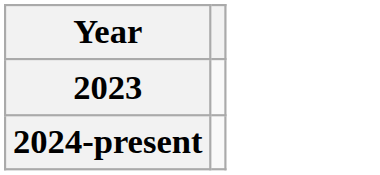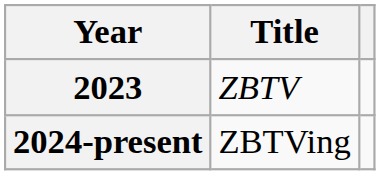+ column: (285, 31)
